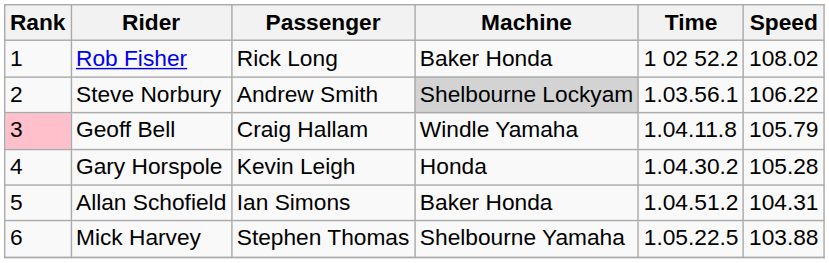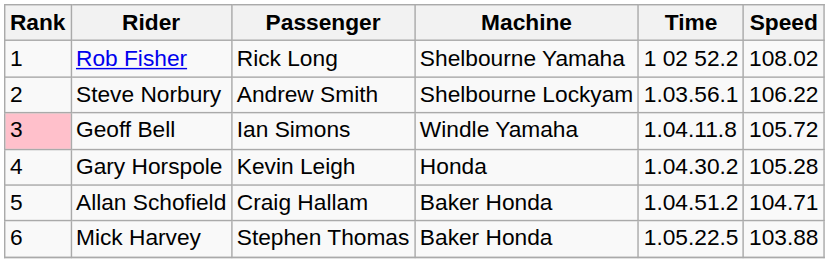(486, 58) Baker Honda -> (522, 58) Shelbourne Yamaha
(527, 94) lightgrey background -> (527, 94) no background
(302, 130) Craig Hallam -> (294, 130) Ian Simons
(784, 130) 105.79 -> (784, 130) 105.72
(294, 202) Ian Simons -> (302, 202) Craig Hallam
(784, 202) 104.31 -> (784, 202) 104.71
(522, 238) Shelbourne Yamaha -> (486, 238) Baker Honda
